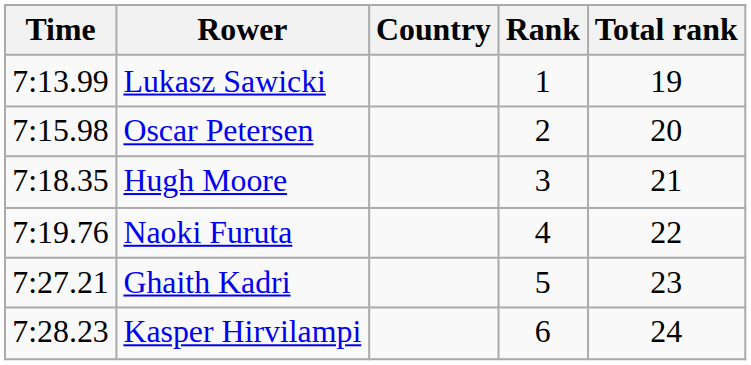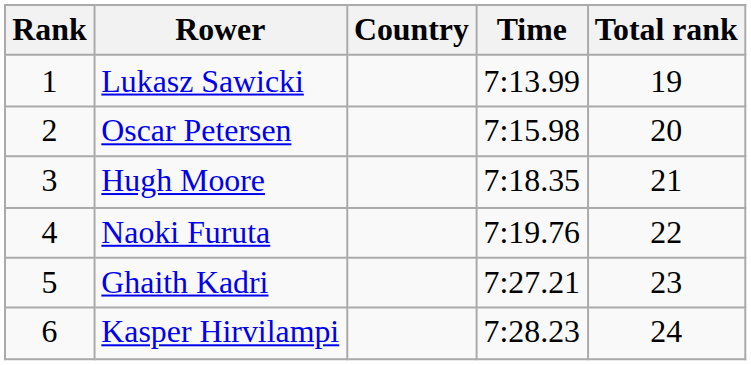columns swapped: (543, 29) <-> (61, 29)
